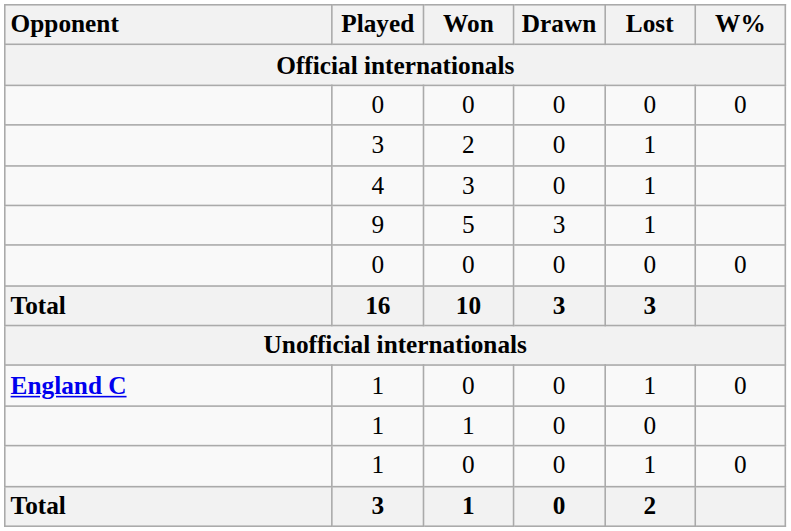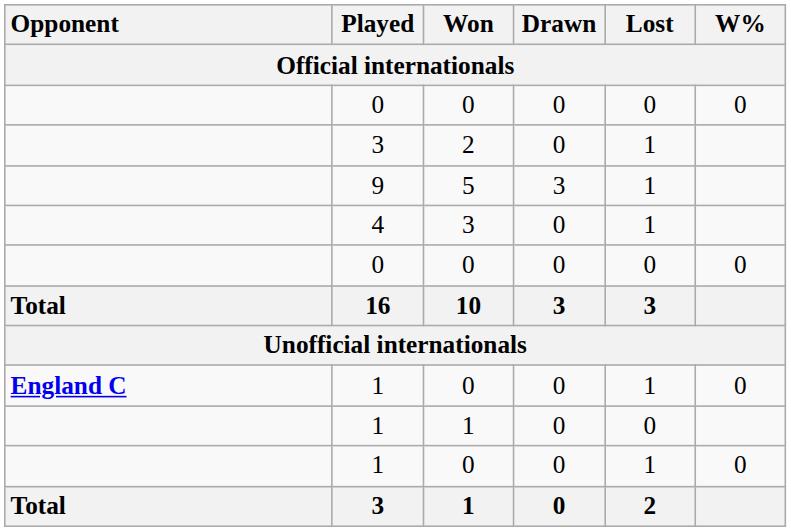rows swapped: (378, 225) <-> (378, 184)
